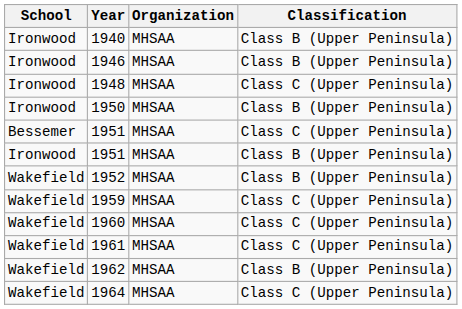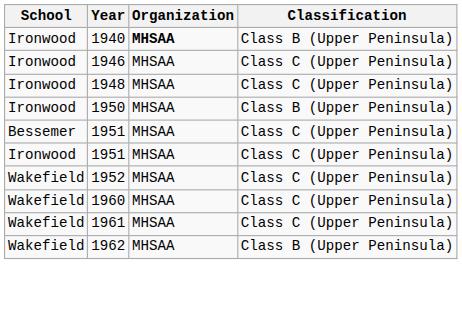(153, 39) normal -> (153, 39) bold
(347, 62) Class B (Upper Peninsula) -> (347, 62) Class C (Upper Peninsula)
(347, 155) Class B (Upper Peninsula) -> (347, 155) Class C (Upper Peninsula)
(347, 178) Class B (Upper Peninsula) -> (347, 178) Class C (Upper Peninsula)
- row: (46, 201)
- row: (46, 293)
